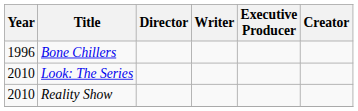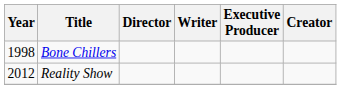(21, 52) 1996 -> (21, 52) 1998
- row: (87, 73)
(21, 95) 2010 -> (21, 73) 2012
